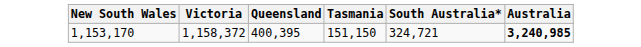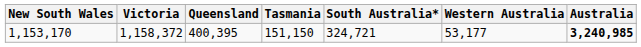+ column: (505, 14)
